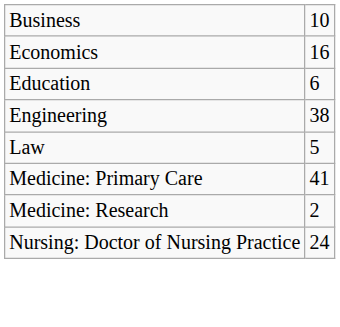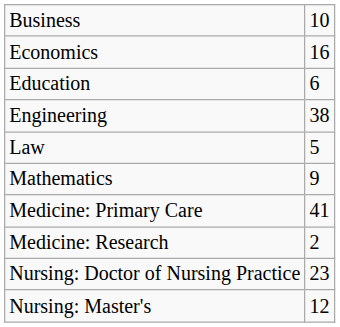+ row: (61, 178)
(320, 242) 24 -> (320, 274) 23
+ row: (80, 305)
